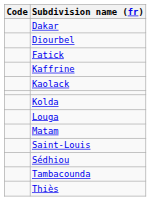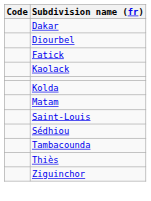- row: (53, 69)
- row: (45, 117)
+ row: (59, 174)
